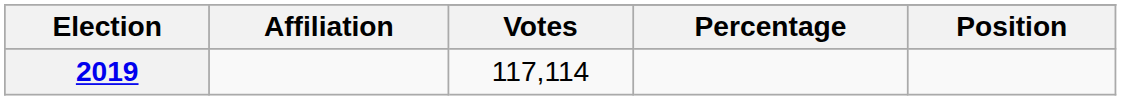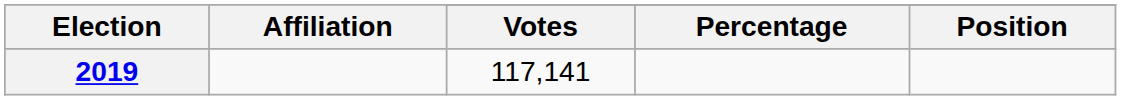(540, 71) 117,114 -> (541, 71) 117,141
